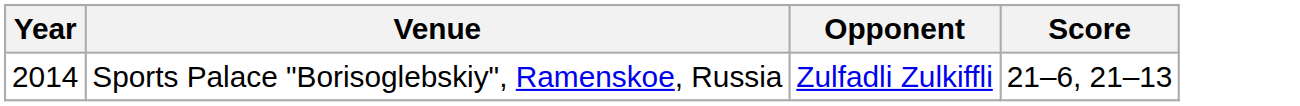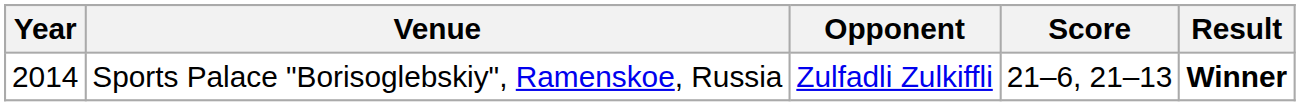+ column: (1237, 29)
